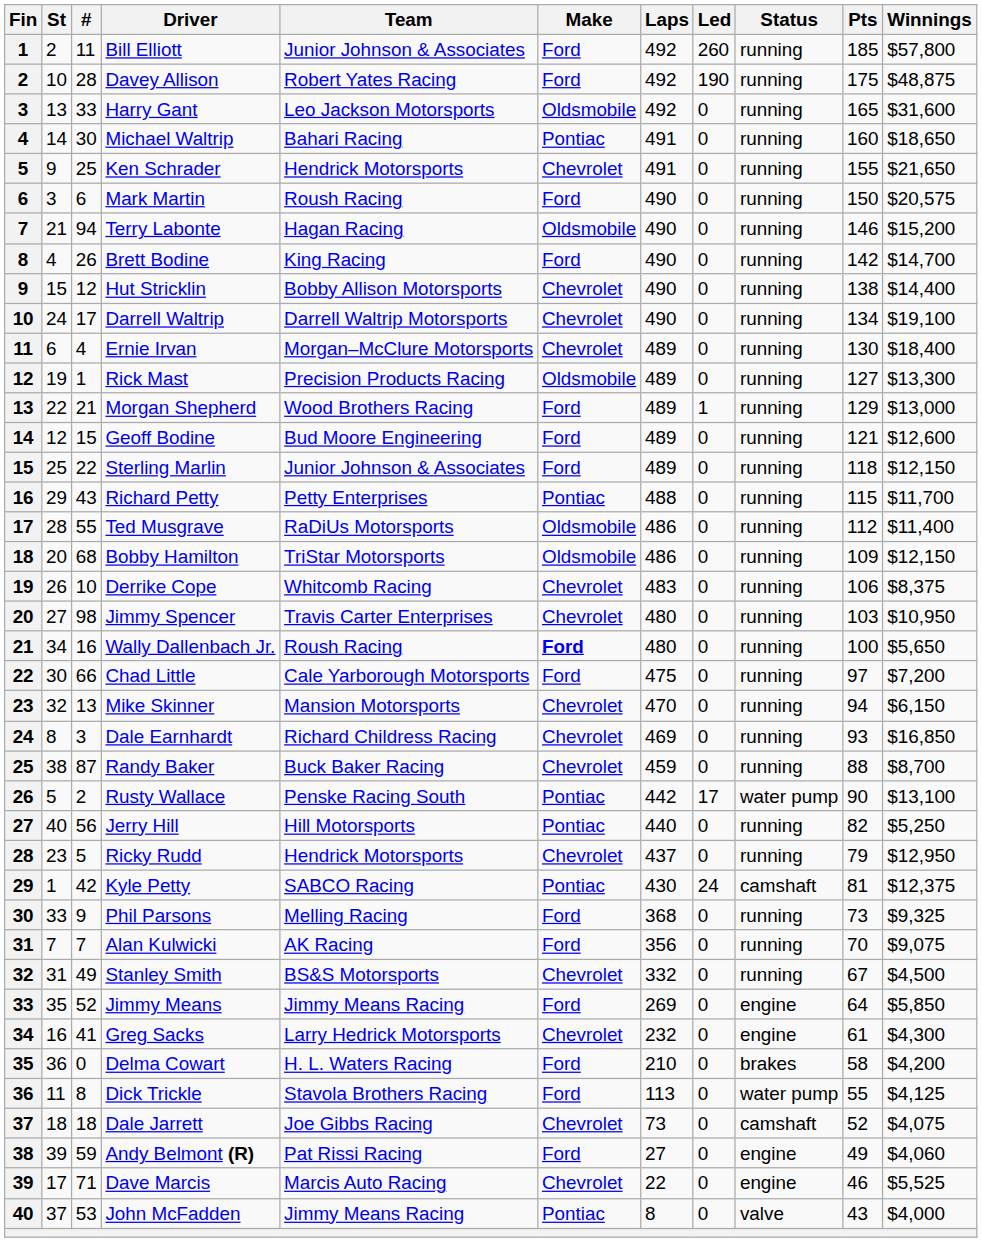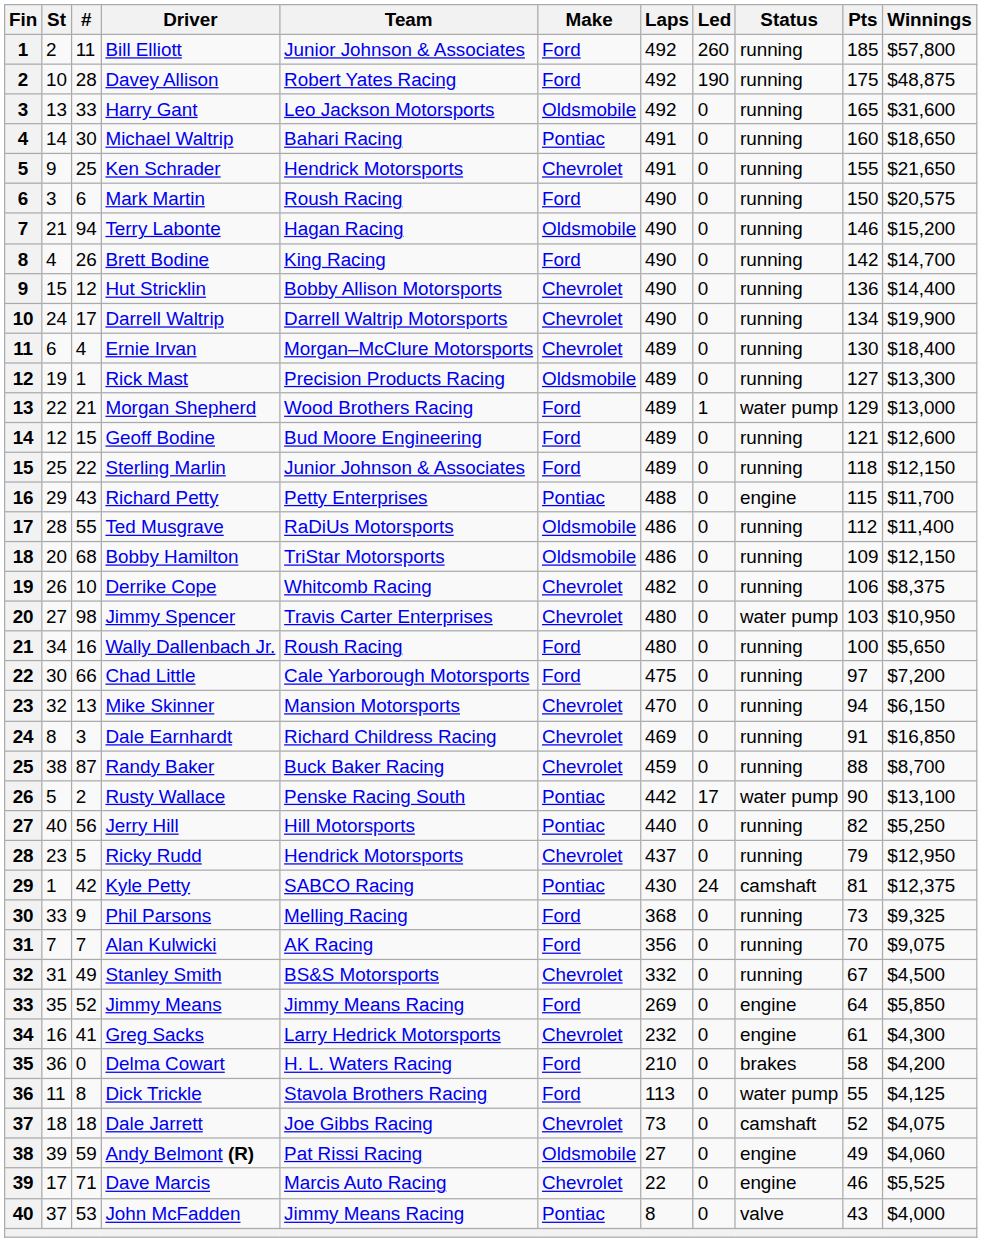(863, 288) 138 -> (863, 288) 136
(921, 318) $19,100 -> (921, 318) $19,900
(771, 408) running -> (789, 408) water pump
(771, 497) running -> (768, 497) engine
(661, 587) 483 -> (661, 587) 482
(771, 616) running -> (789, 616) water pump
(563, 646) bold -> (561, 646) normal
(858, 736) 93 -> (858, 736) 91
(561, 1154) Ford -> (589, 1154) Oldsmobile
